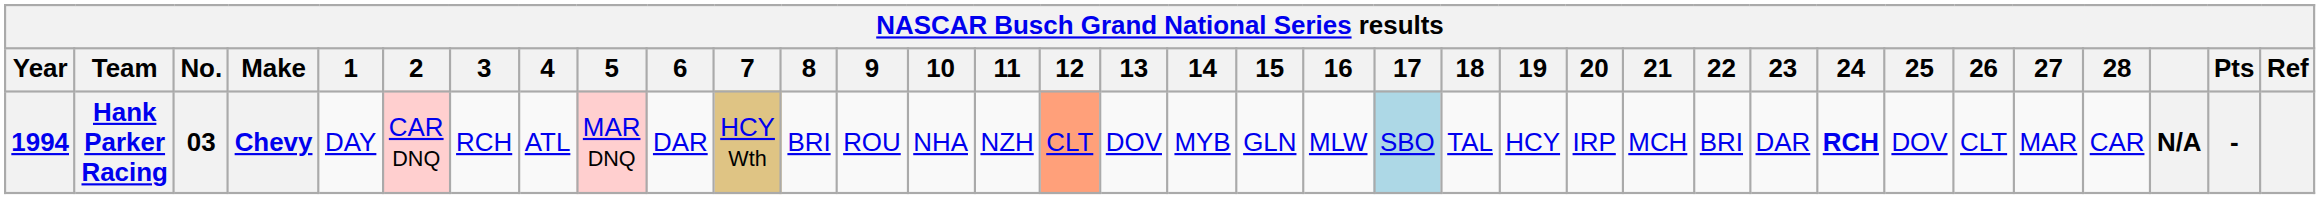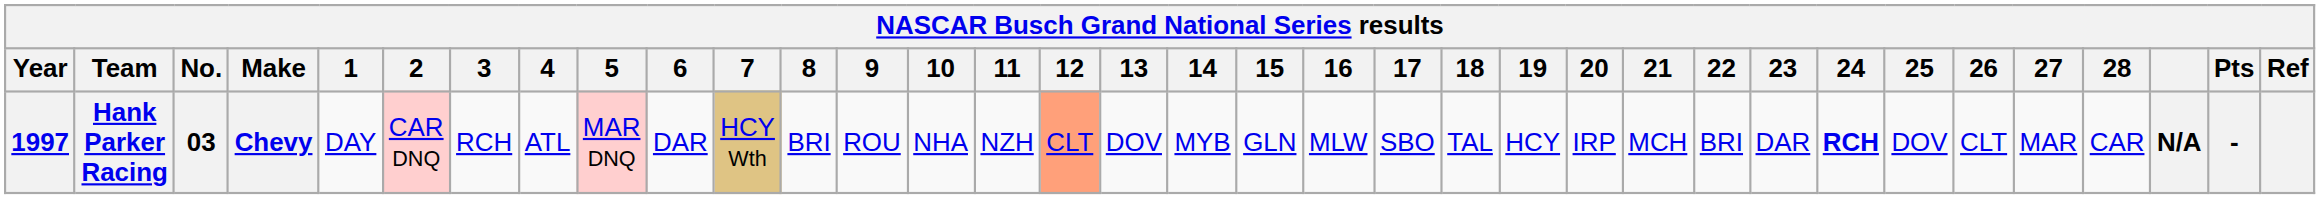(40, 142) 1994 -> (40, 142) 1997
(1407, 142) lightblue background -> (1407, 142) no background
